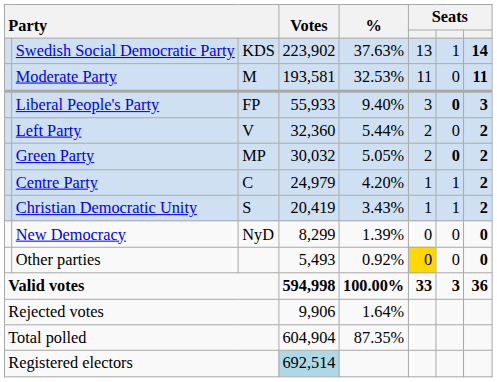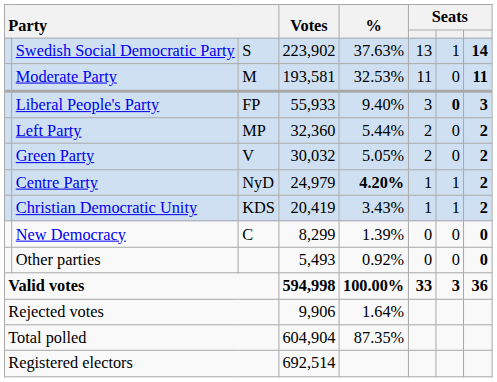(259, 50) KDS -> (247, 50) S
(248, 130) V -> (254, 130) MP
(254, 156) MP -> (248, 156) V
(456, 156) bold -> (456, 156) normal
(248, 182) C -> (258, 182) NyD
(383, 182) normal -> (382, 182) bold
(247, 208) S -> (259, 208) KDS
(258, 234) NyD -> (248, 234) C
(428, 259) gold background -> (428, 259) no background
(309, 363) lightblue background -> (309, 363) no background
